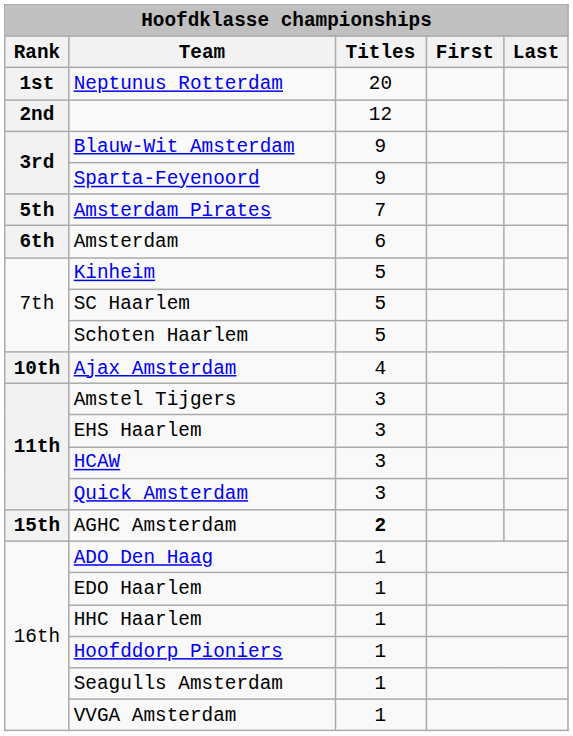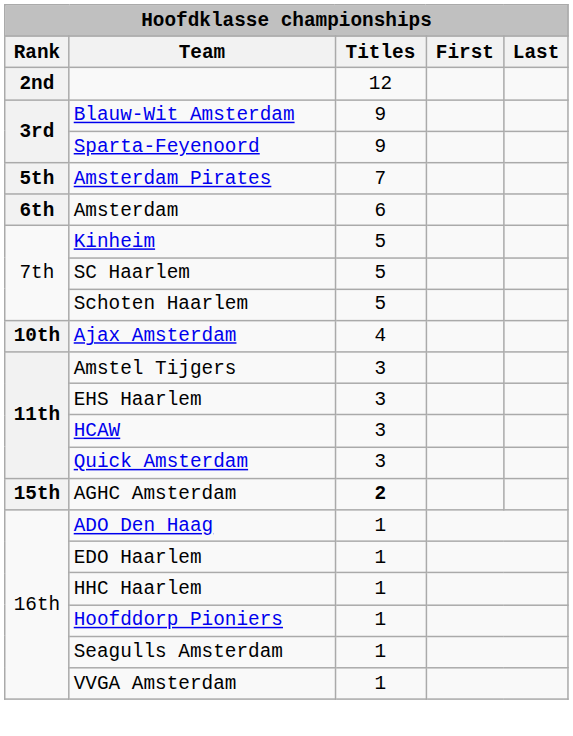- row: (178, 84)
